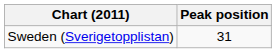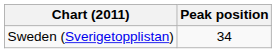(224, 36) 31 -> (224, 36) 34
